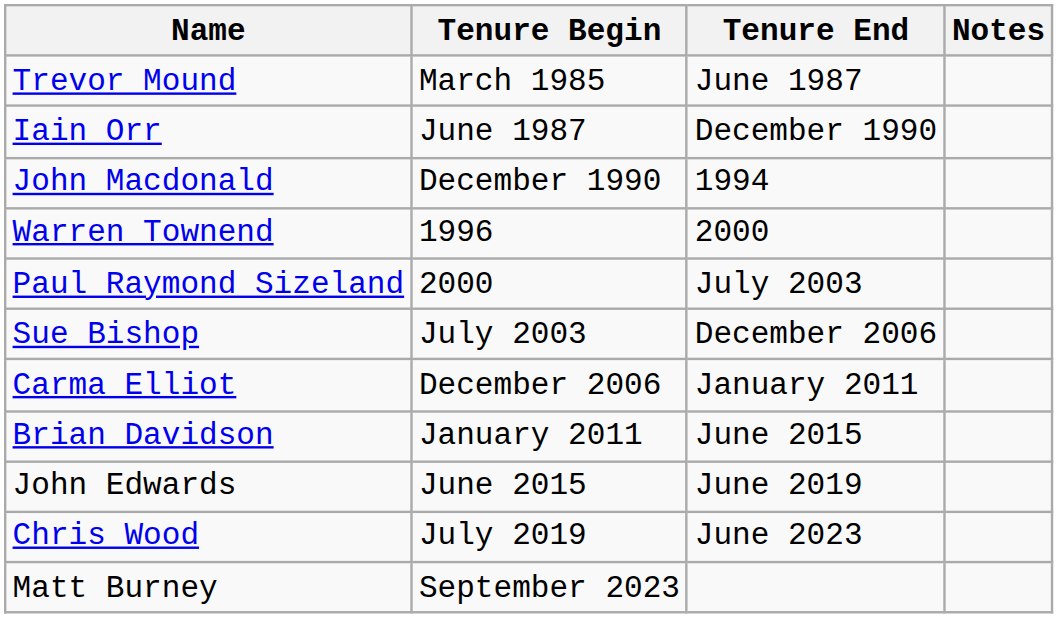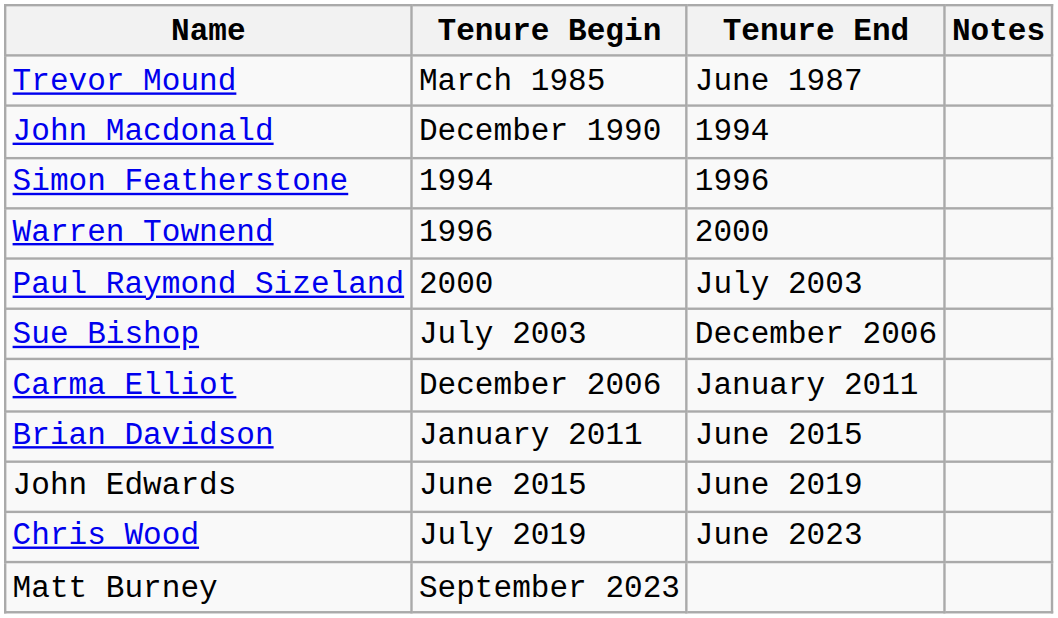- row: (87, 132)
+ row: (180, 182)
